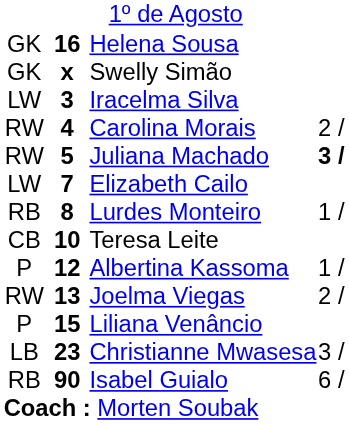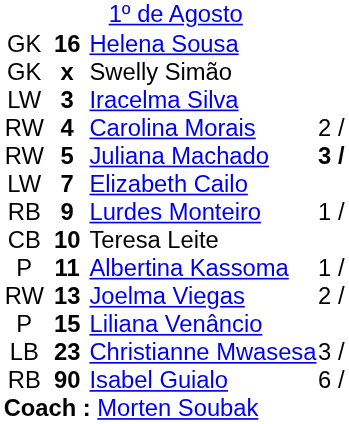(67, 212) 8 -> (67, 212) 9
(67, 268) 12 -> (67, 268) 11
